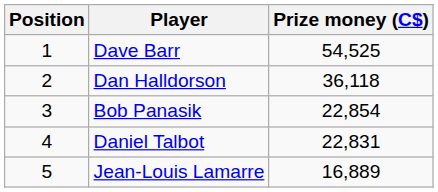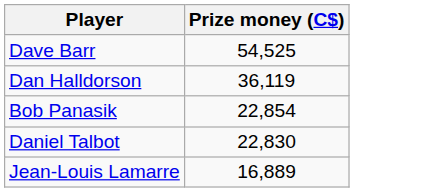- column: (47, 19)
(351, 80) 36,118 -> (267, 80) 36,119
(351, 141) 22,831 -> (267, 141) 22,830
